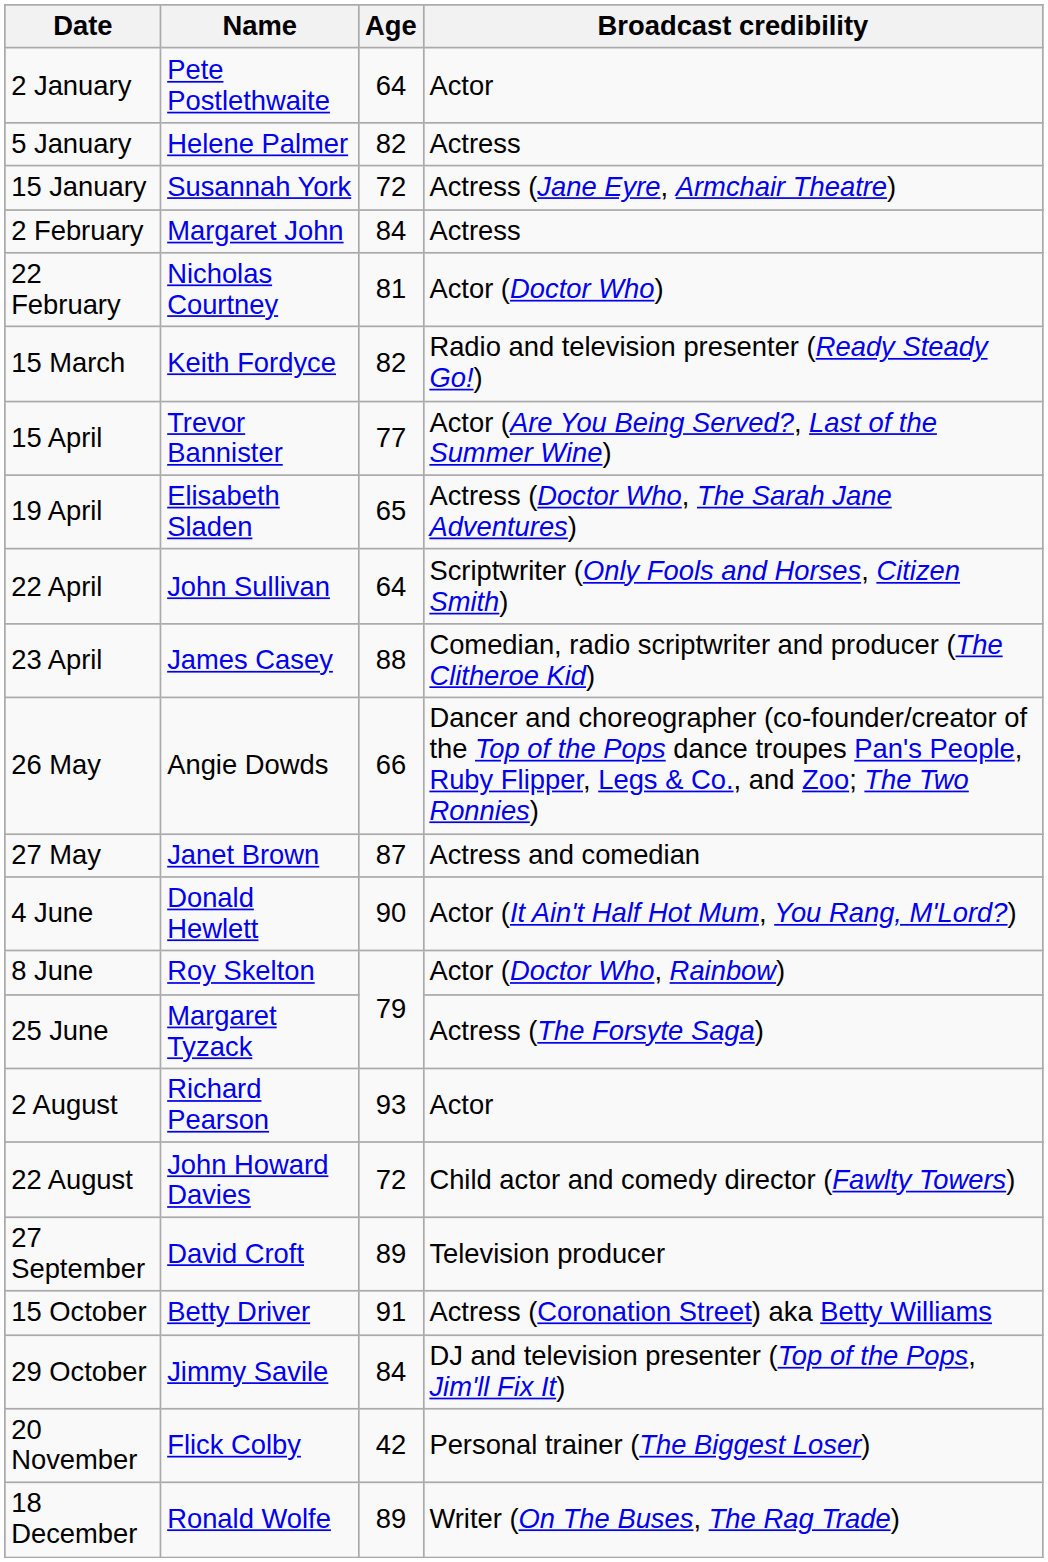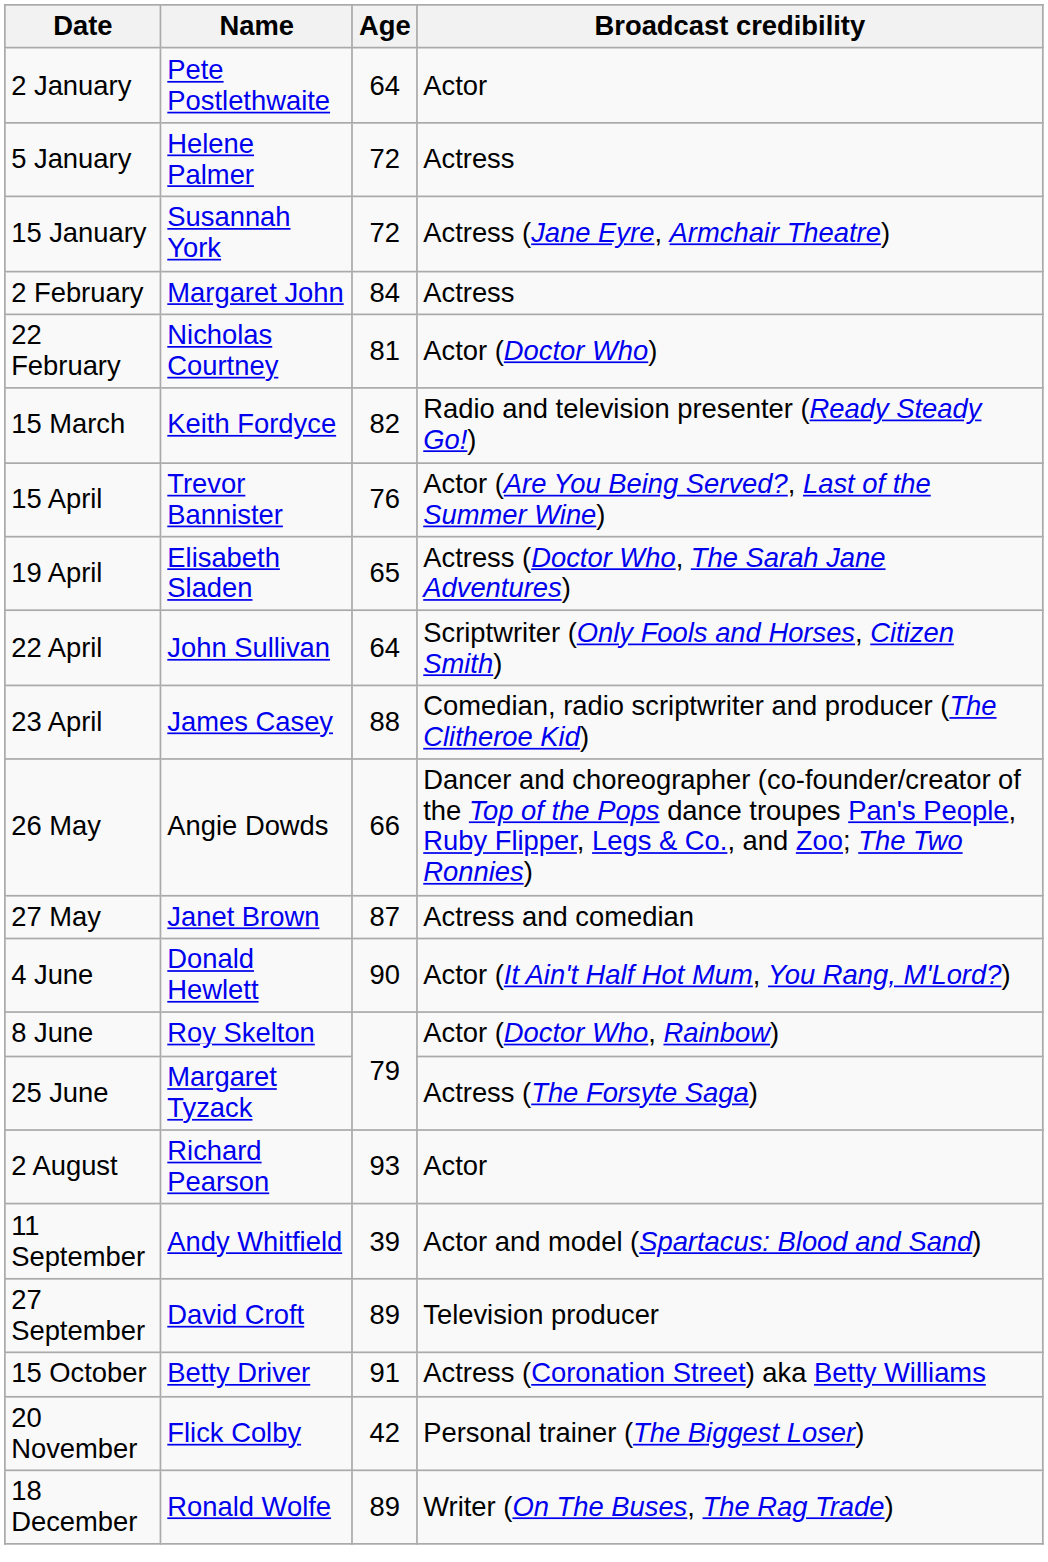(391, 143) 82 -> (385, 159) 72
(391, 437) 77 -> (385, 499) 76
- row: (72, 1179)
+ row: (78, 1240)
- row: (79, 1371)
